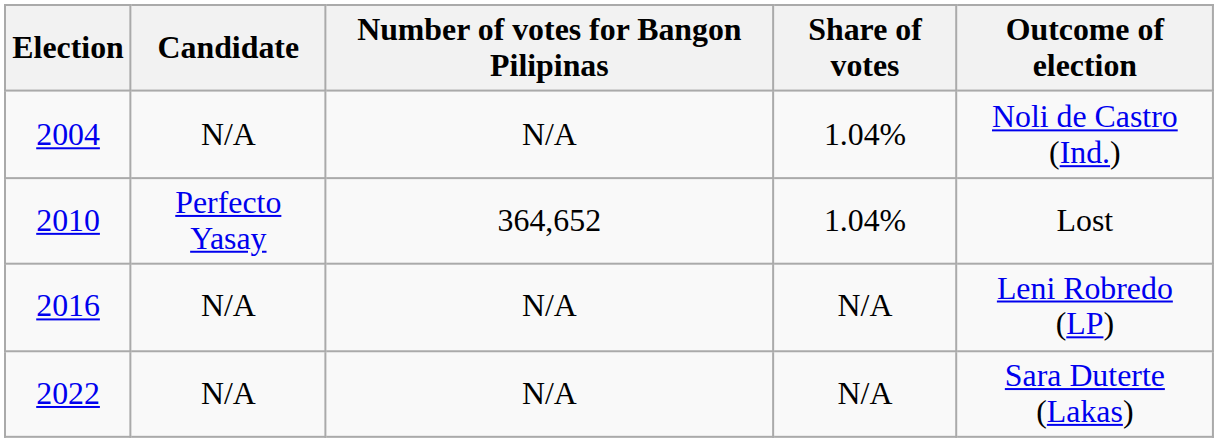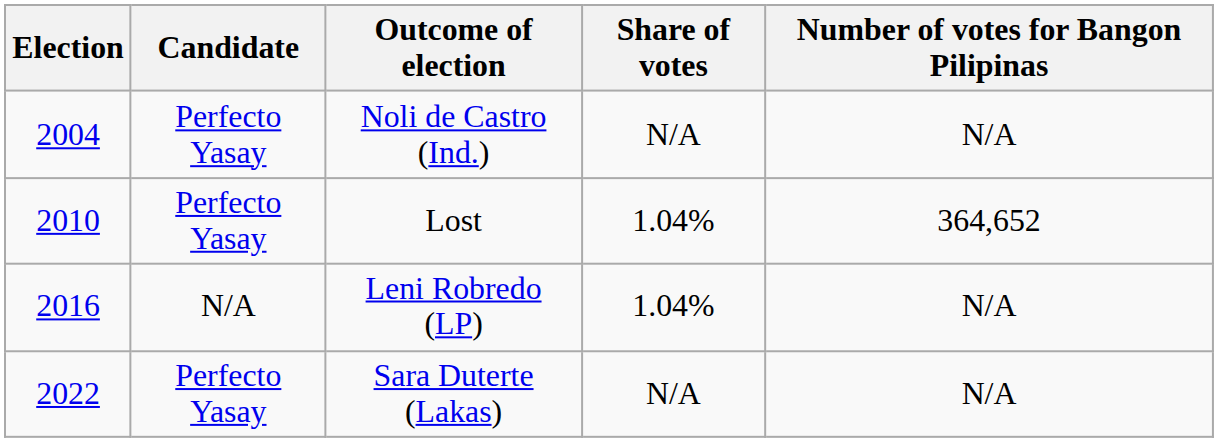columns swapped: (549, 47) <-> (1085, 47)
(228, 133) N/A -> (228, 133) Perfecto Yasay
(865, 133) 1.04% -> (673, 133) N/A
(865, 306) N/A -> (673, 306) 1.04%
(228, 392) N/A -> (228, 392) Perfecto Yasay
